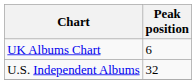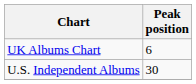(152, 69) 32 -> (152, 69) 30
